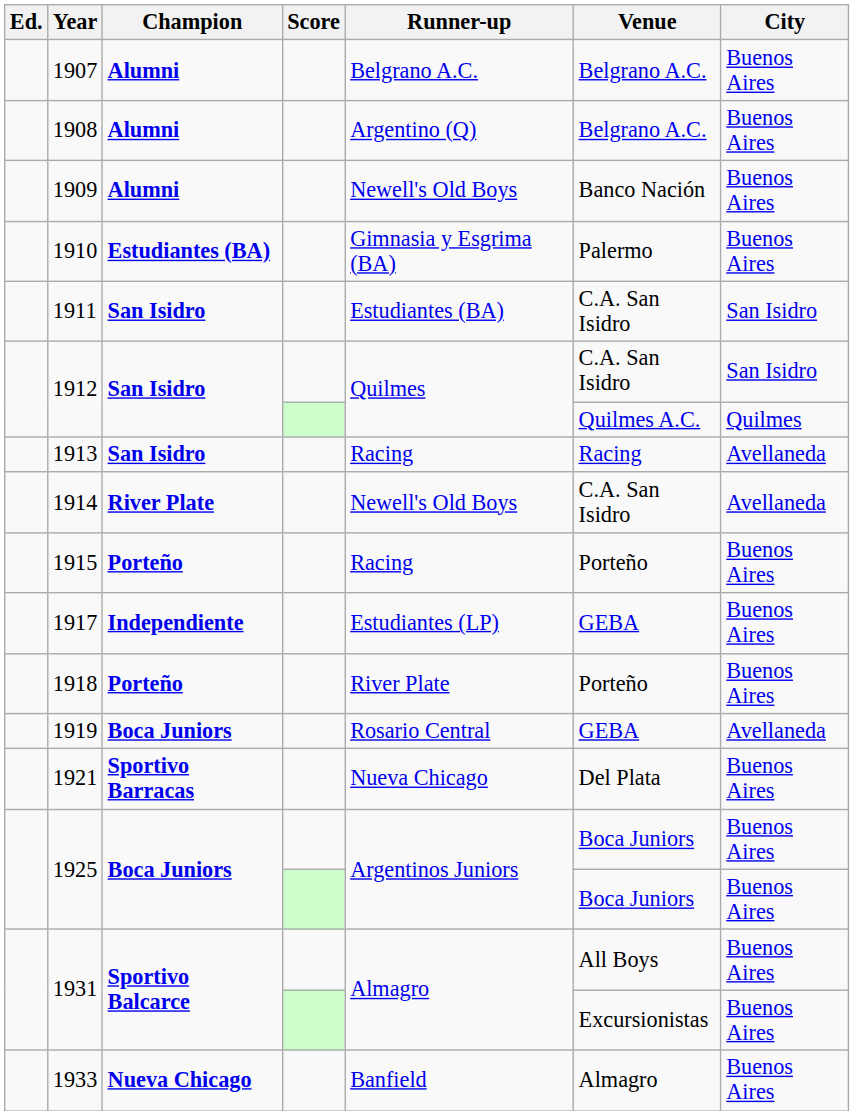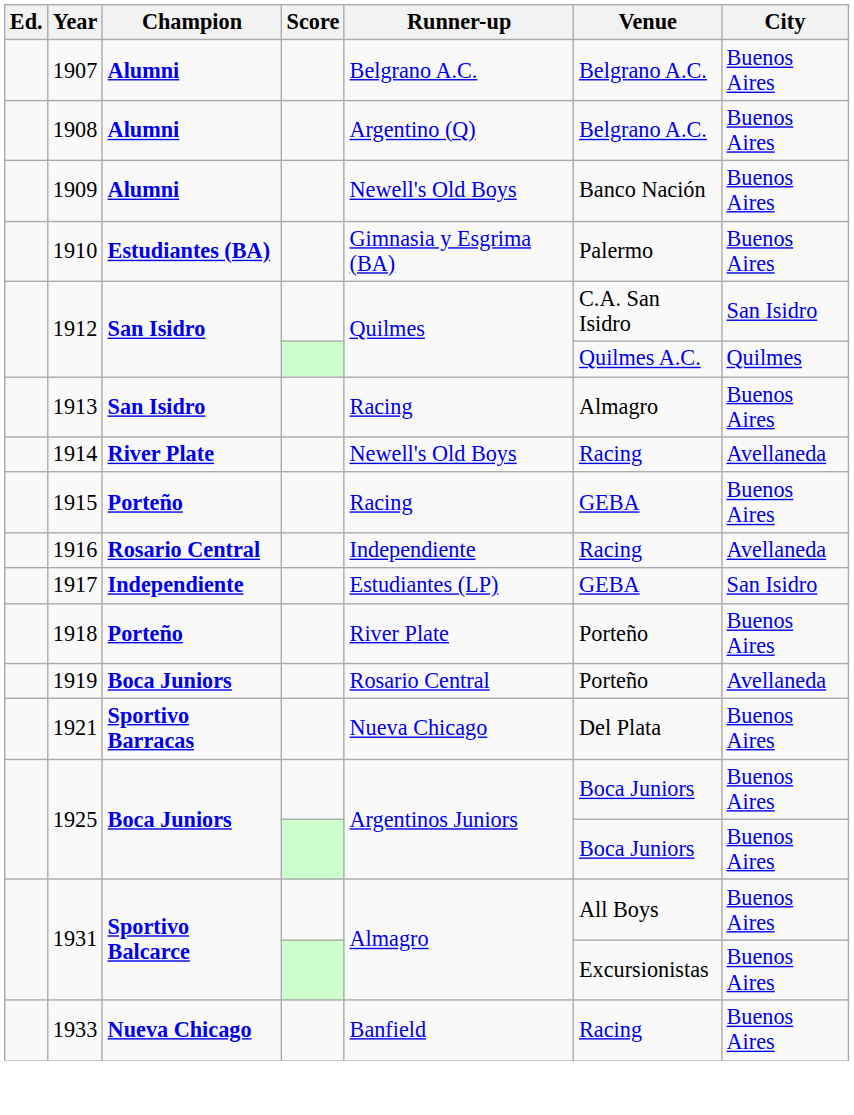- row: (75, 311)
(610, 454) Racing -> (619, 406) Almagro
(776, 454) Avellaneda -> (760, 406) Buenos Aires
(619, 502) C.A. San Isidro -> (611, 454) Racing
(613, 562) Porteño -> (609, 502) GEBA
+ row: (75, 549)
(760, 622) Buenos Aires -> (772, 585) San Isidro
(609, 730) GEBA -> (614, 680) Porteño
(618, 1080) Almagro -> (611, 1030) Racing
